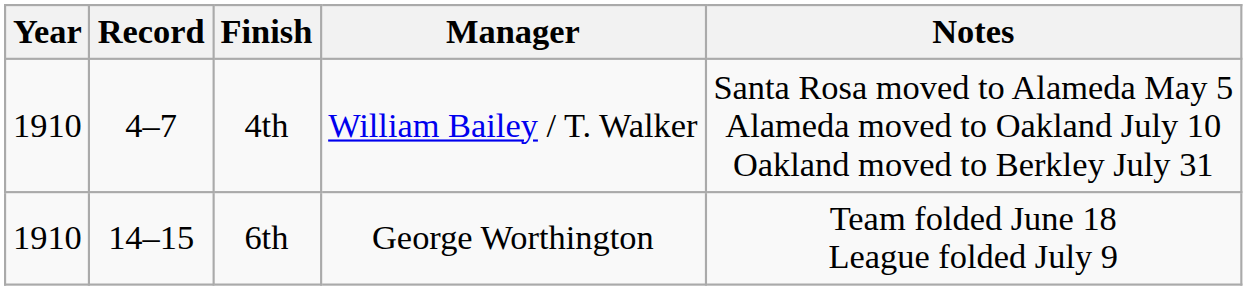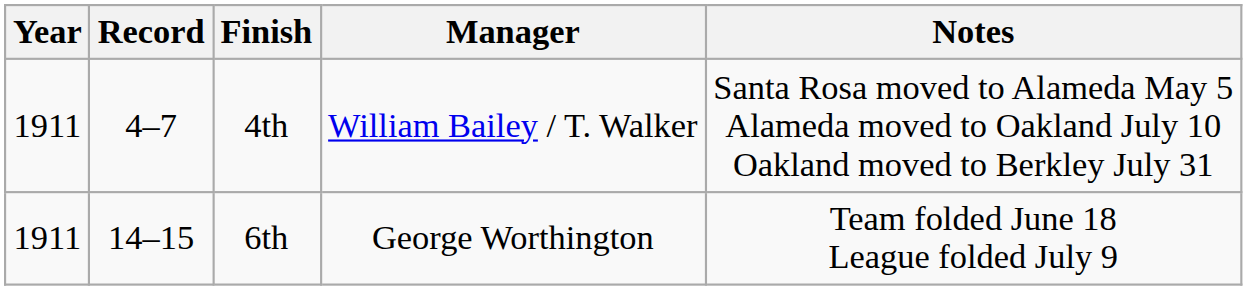(47, 125) 1910 -> (47, 125) 1911
(47, 237) 1910 -> (47, 237) 1911
